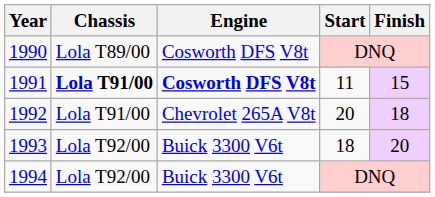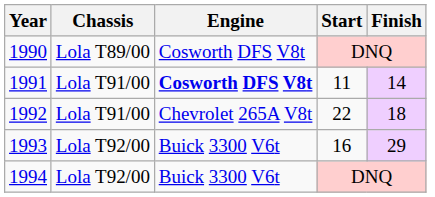(104, 83) bold -> (103, 83) normal
(400, 83) 15 -> (397, 83) 14
(345, 114) 20 -> (342, 114) 22
(345, 145) 18 -> (342, 145) 16
(400, 145) 20 -> (397, 145) 29
